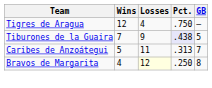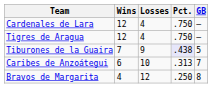+ row: (50, 24)
(119, 50) 5 -> (119, 63) 6
(145, 50) 11 -> (145, 63) 10
(145, 63) lightyellow background -> (145, 77) no background
